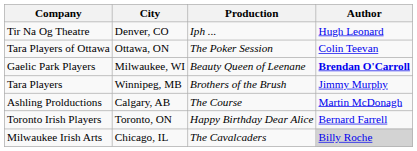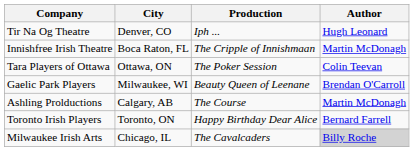+ row: (60, 48)
(364, 66) bold -> (364, 84) normal
- row: (35, 84)
